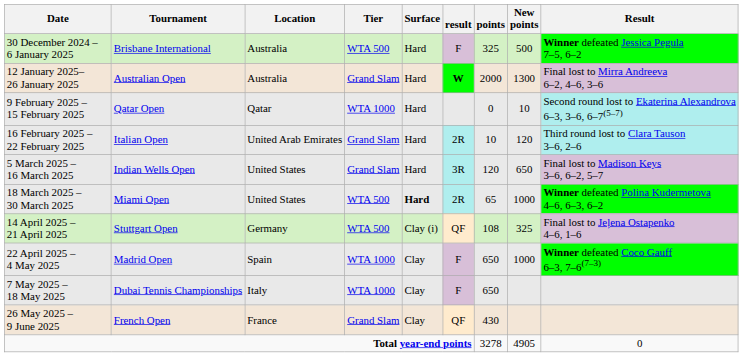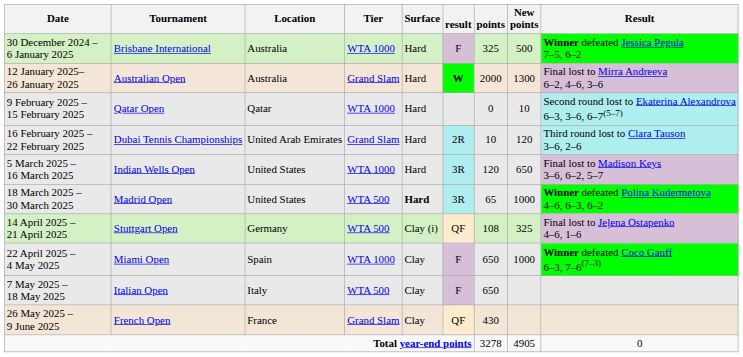(368, 48) WTA 500 -> (371, 48) WTA 1000
(141, 140) Italian Open -> (178, 140) Dubai Tennis Championships
(373, 169) Grand Slam -> (371, 169) WTA 1000
(142, 199) Miami Open -> (143, 199) Madrid Open
(458, 199) 2R -> (458, 199) 3R
(143, 259) Madrid Open -> (142, 259) Miami Open
(178, 290) Dubai Tennis Championships -> (141, 290) Italian Open
(371, 290) WTA 1000 -> (368, 290) WTA 500
